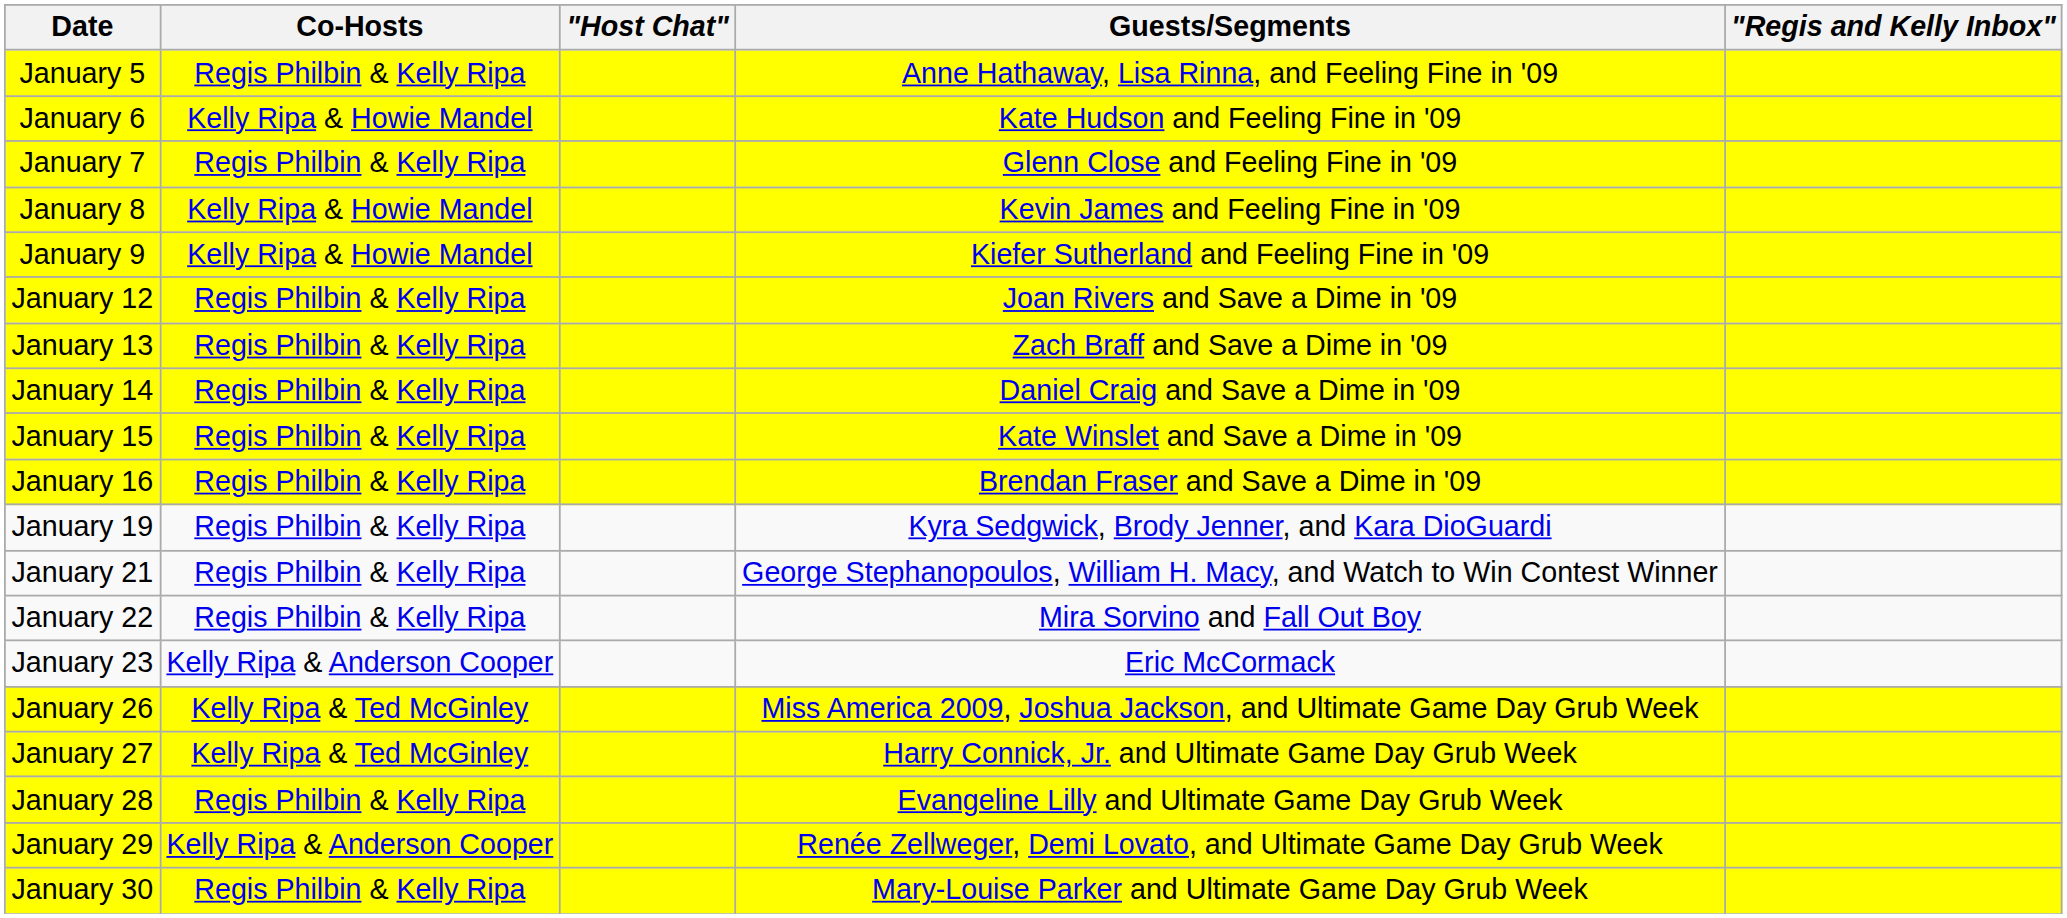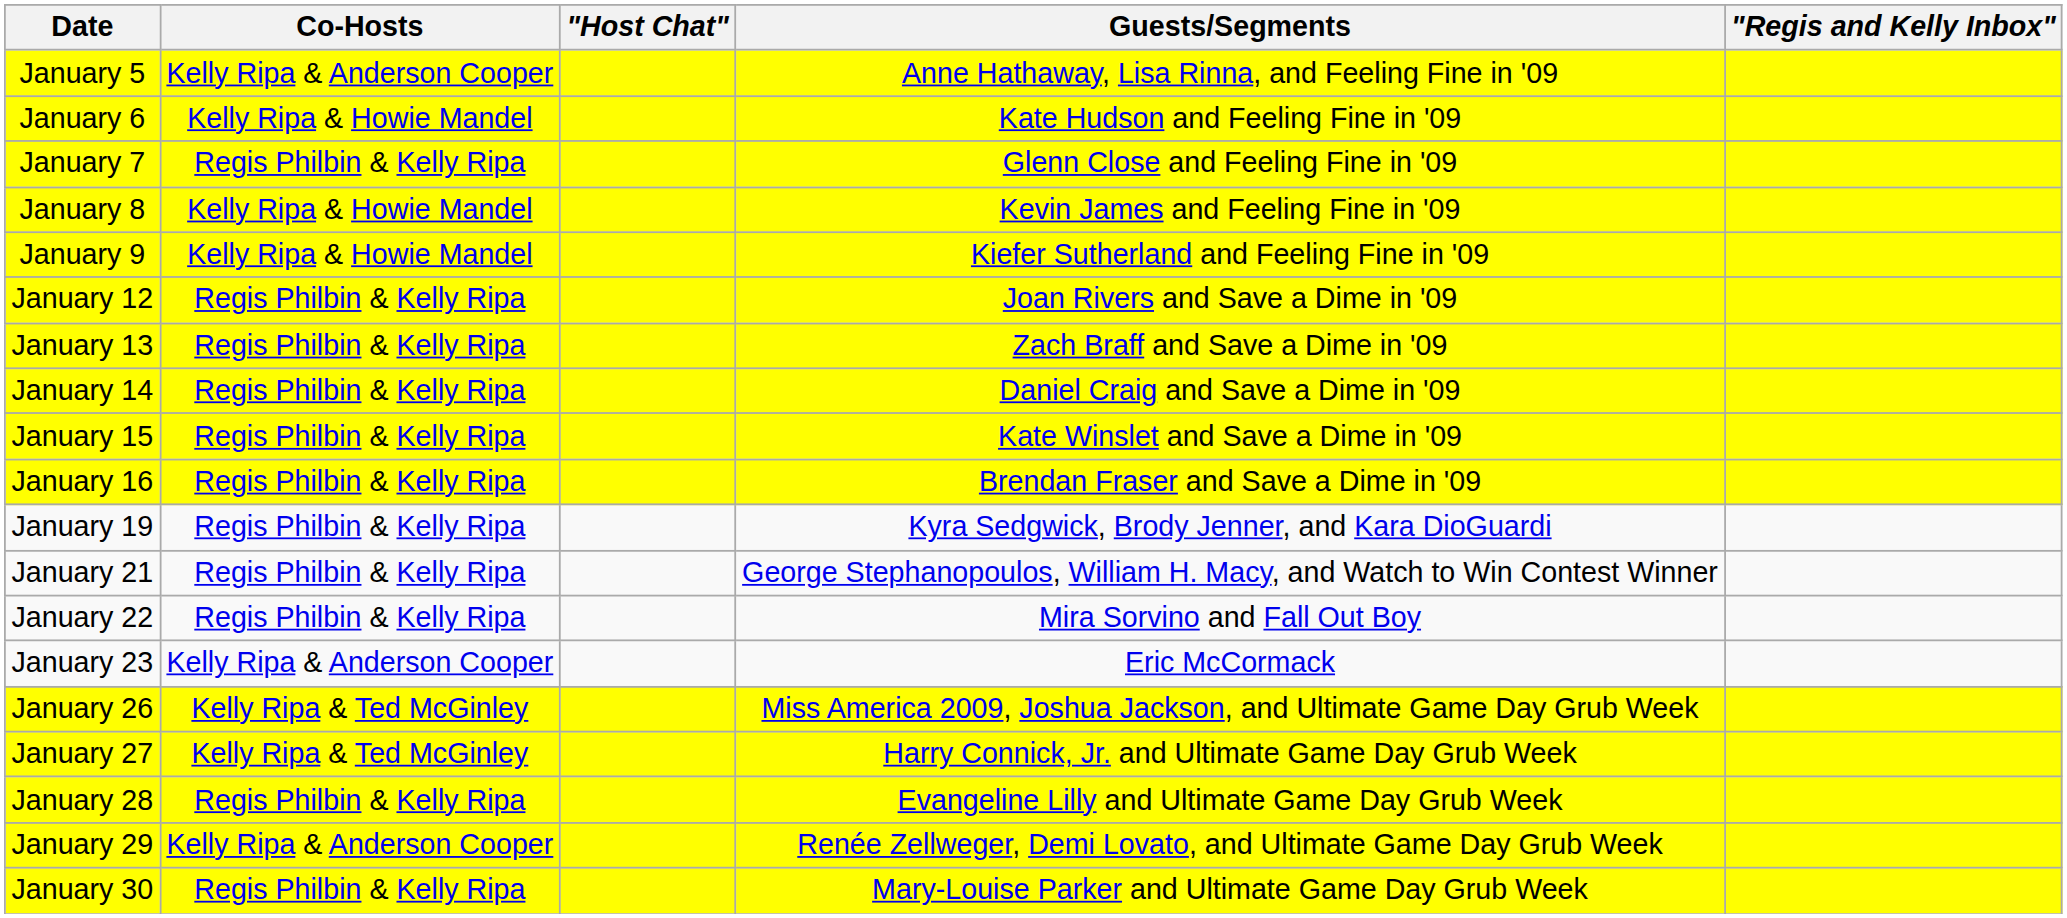(360, 72) Regis Philbin & Kelly Ripa -> (360, 72) Kelly Ripa & Anderson Cooper
